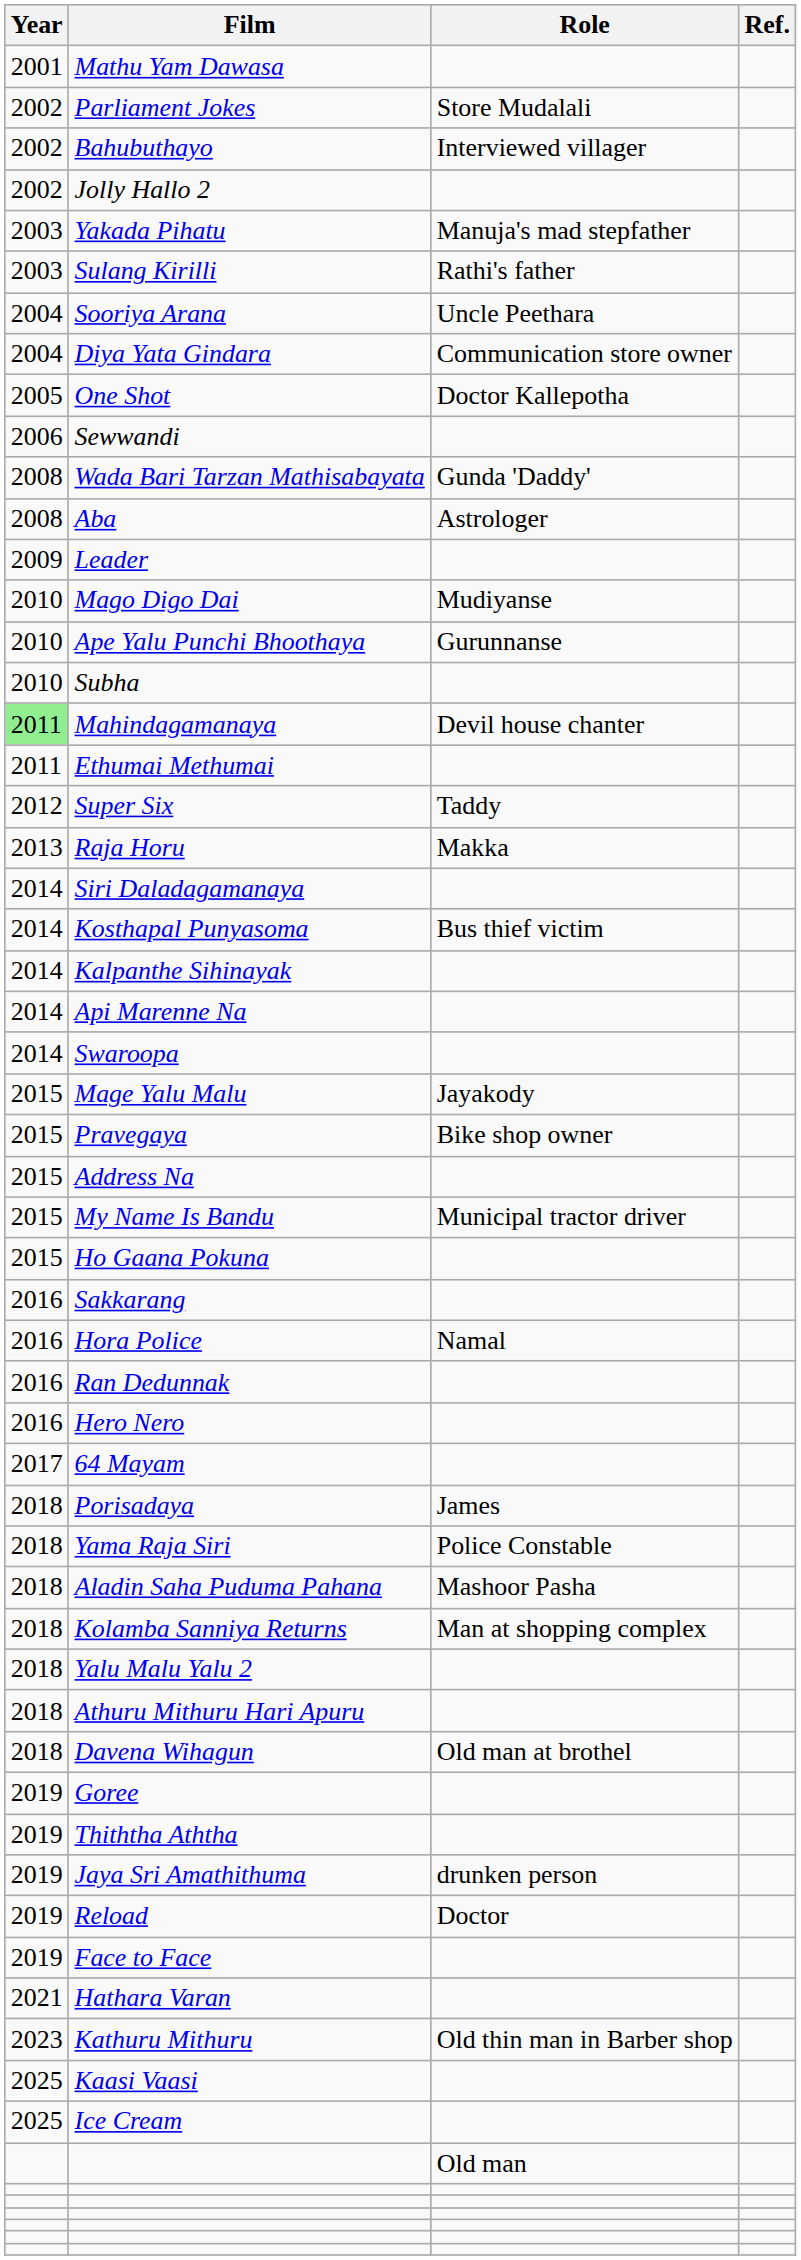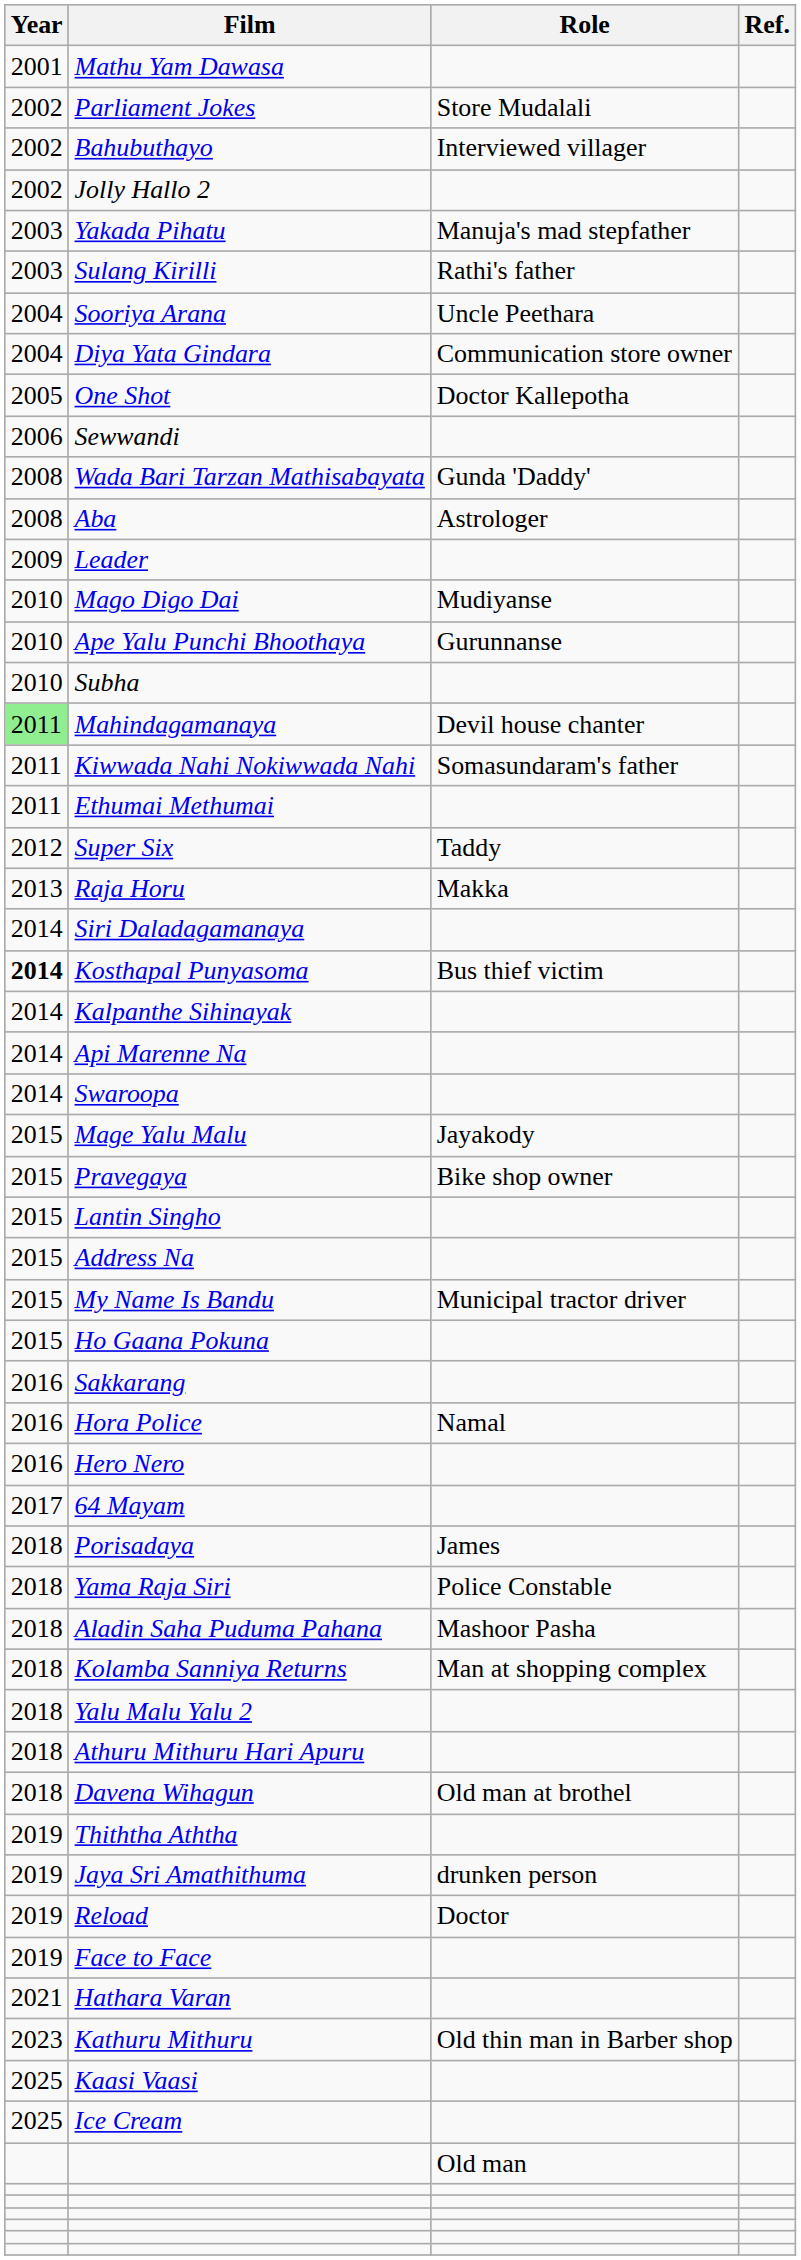+ row: (245, 764)
(37, 929) normal -> (37, 970) bold
+ row: (148, 1217)
- row: (152, 1381)
- row: (106, 1792)
